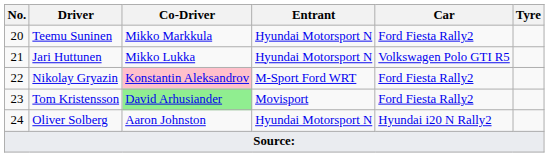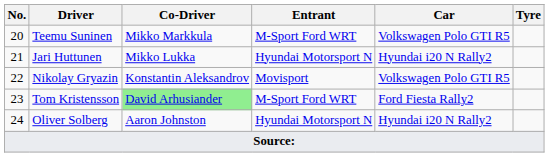(314, 35) Hyundai Motorsport N -> (306, 35) M-Sport Ford WRT
(426, 35) Ford Fiesta Rally2 -> (444, 35) Volkswagen Polo GTI R5
(444, 56) Volkswagen Polo GTI R5 -> (435, 56) Hyundai i20 N Rally2
(187, 77) pink background -> (187, 77) no background
(306, 77) M-Sport Ford WRT -> (282, 77) Movisport
(426, 77) Ford Fiesta Rally2 -> (444, 77) Volkswagen Polo GTI R5
(282, 99) Movisport -> (306, 99) M-Sport Ford WRT
